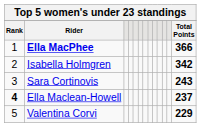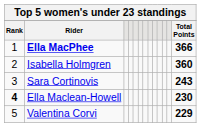(184, 64) 342 -> (184, 64) 360
(184, 97) 237 -> (184, 97) 230
